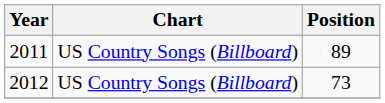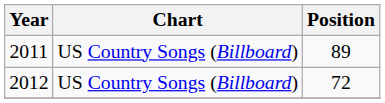(341, 82) 73 -> (341, 82) 72
